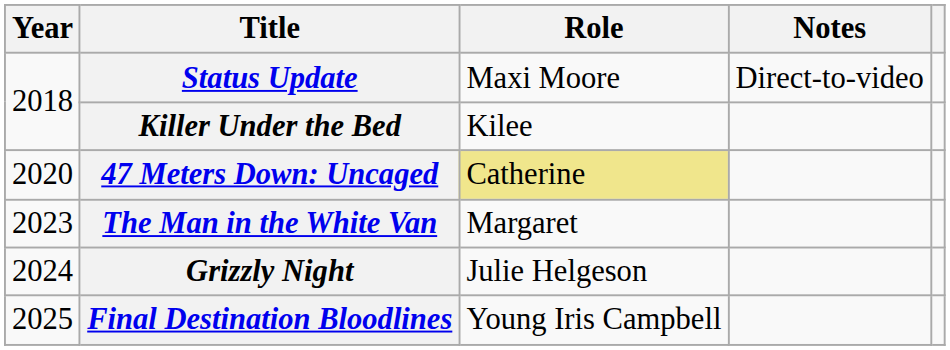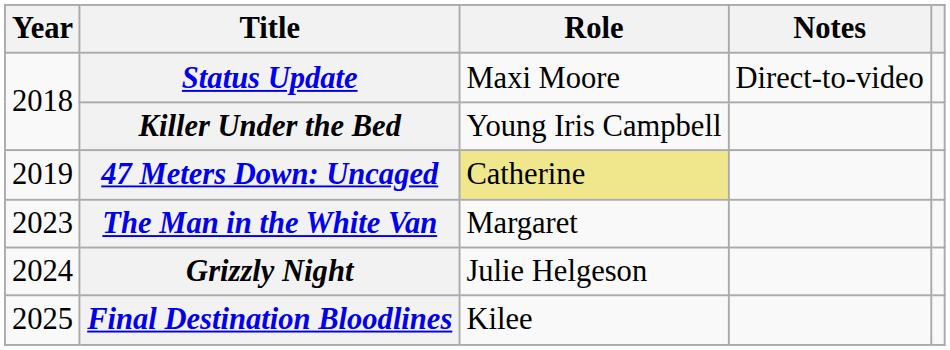(499, 125) Kilee -> (594, 125) Young Iris Campbell
(43, 174) 2020 -> (43, 174) 2019
(594, 319) Young Iris Campbell -> (499, 319) Kilee
